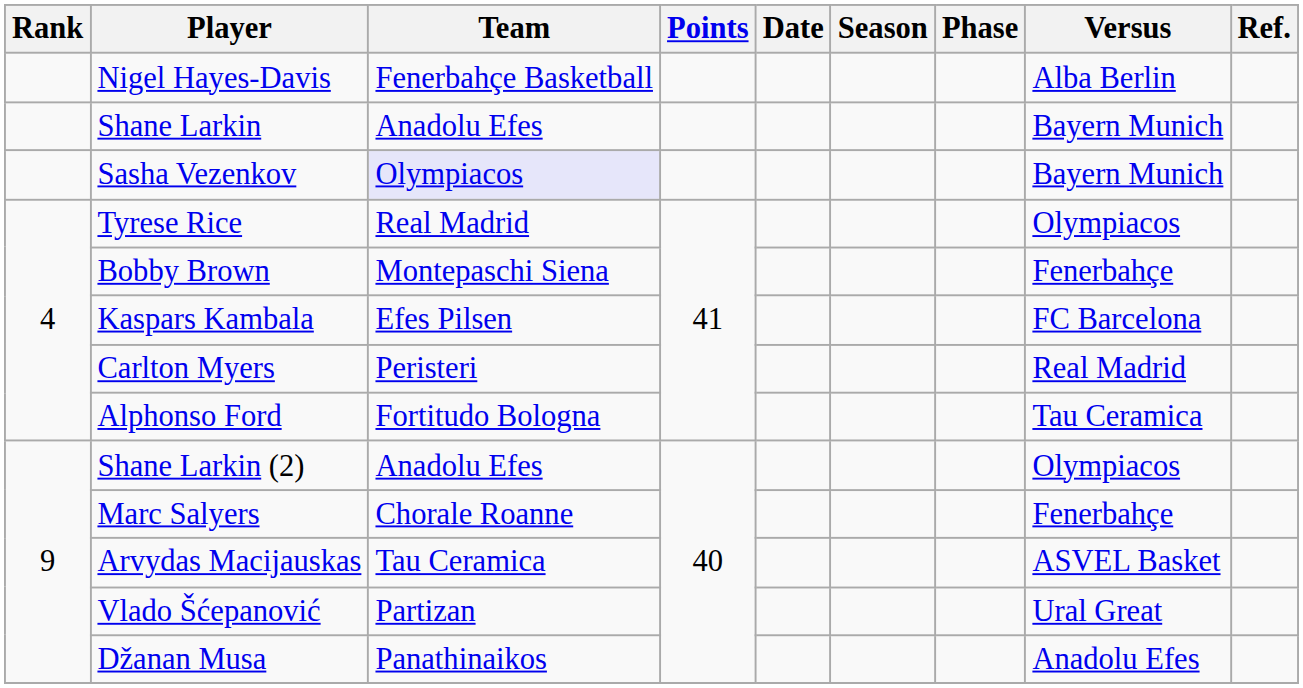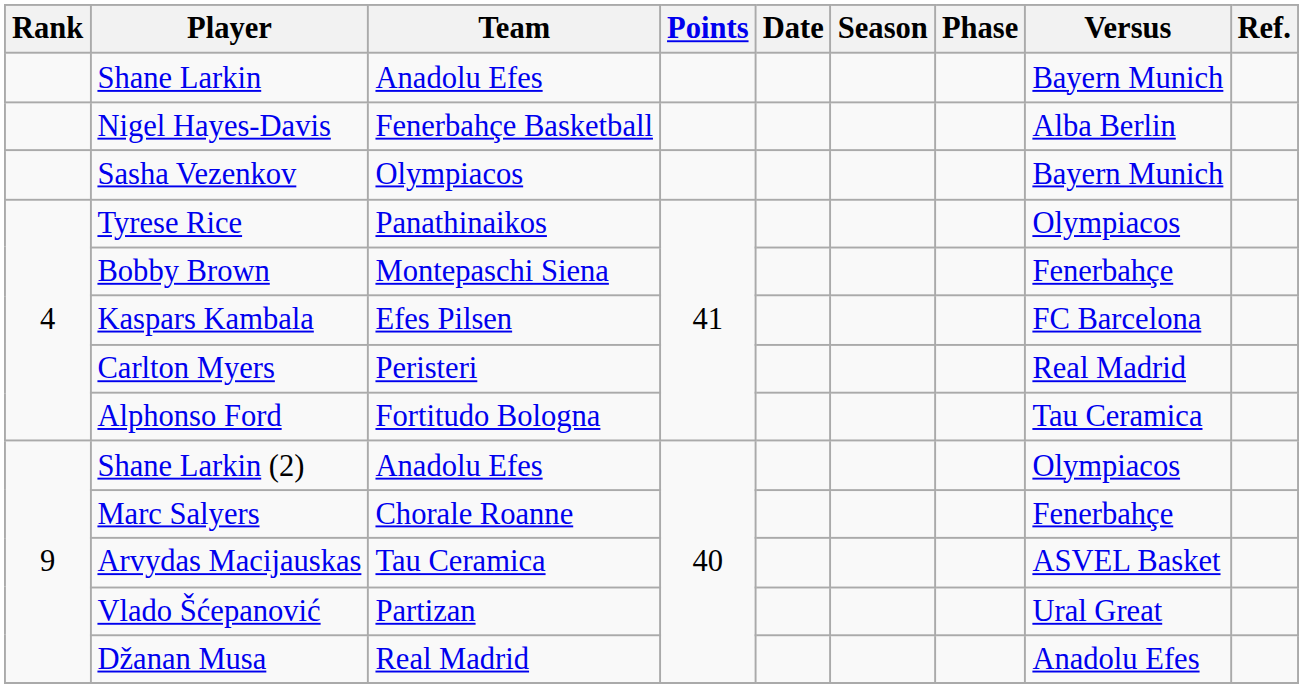rows swapped: (214, 77) <-> (179, 125)
(449, 174) lavender background -> (449, 174) no background
(452, 222) Real Madrid -> (461, 222) Panathinaikos
(461, 658) Panathinaikos -> (452, 658) Real Madrid
